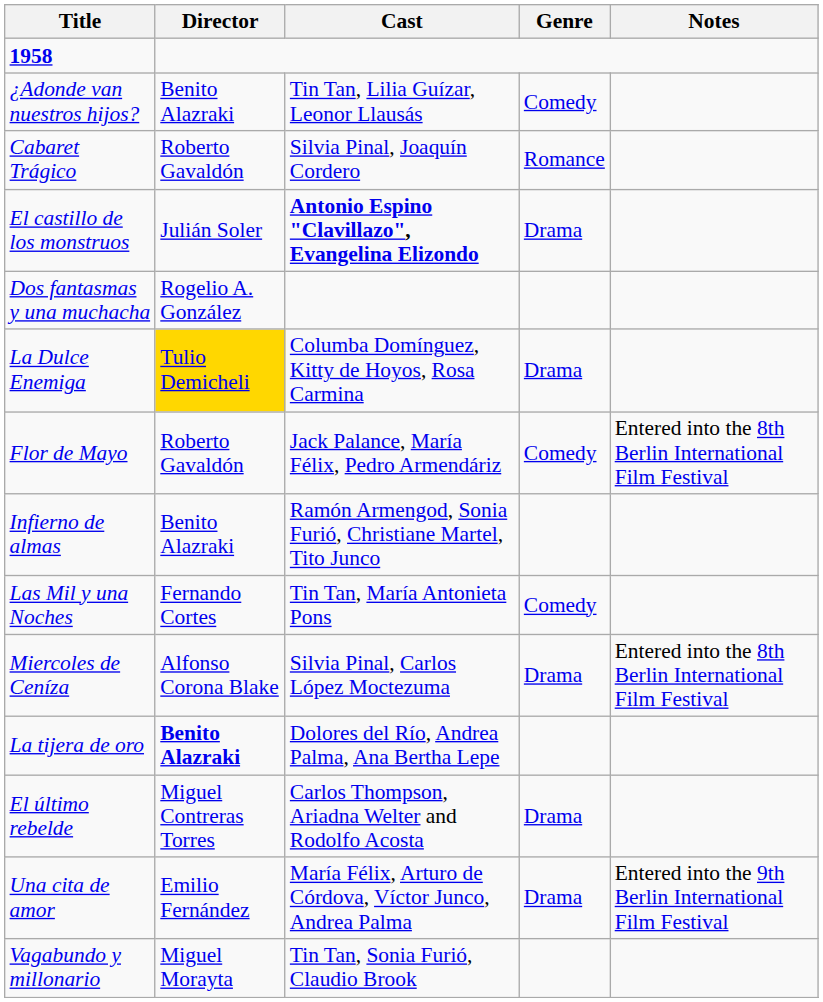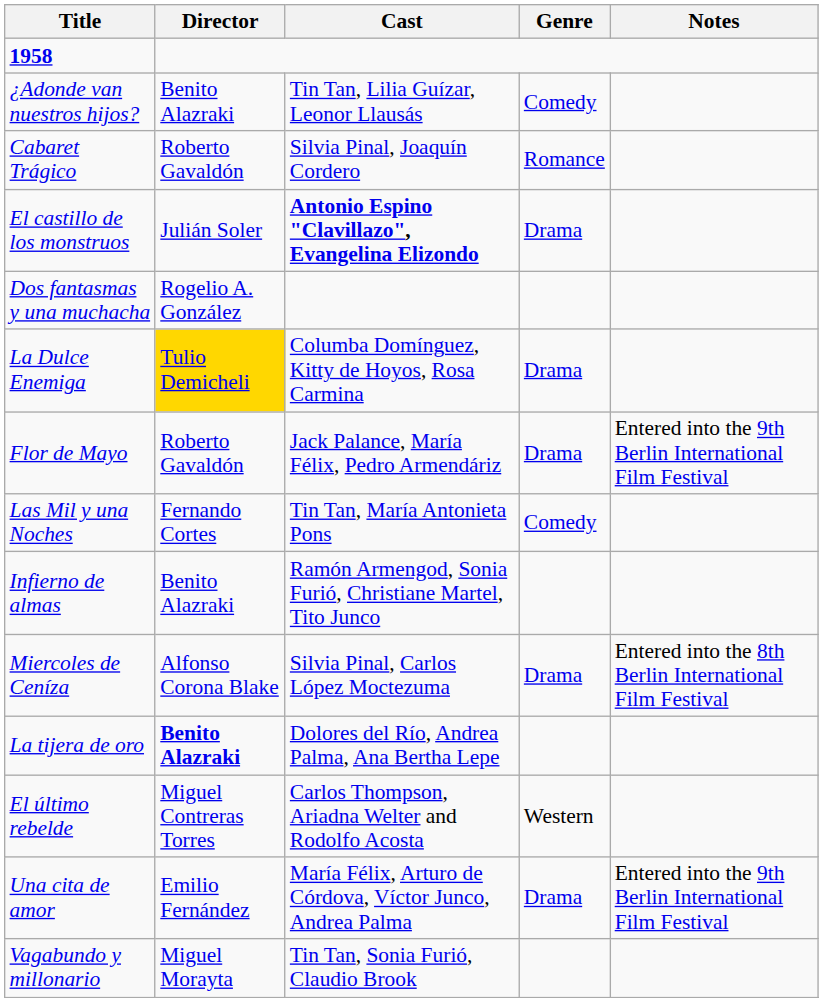(560, 452) Comedy -> (553, 452) Drama
(700, 452) Entered into the 8th Berlin International Film Festival -> (700, 452) Entered into the 9th Berlin International Film Festival
rows swapped: (57, 534) <-> (69, 604)
(553, 815) Drama -> (559, 815) Western
